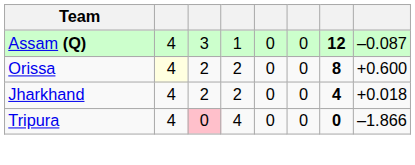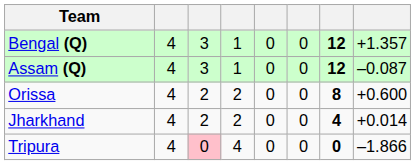+ row: (48, 43)
(171, 69) lightyellow background -> (171, 95) no background
(382, 95) +0.018 -> (382, 120) +0.014
